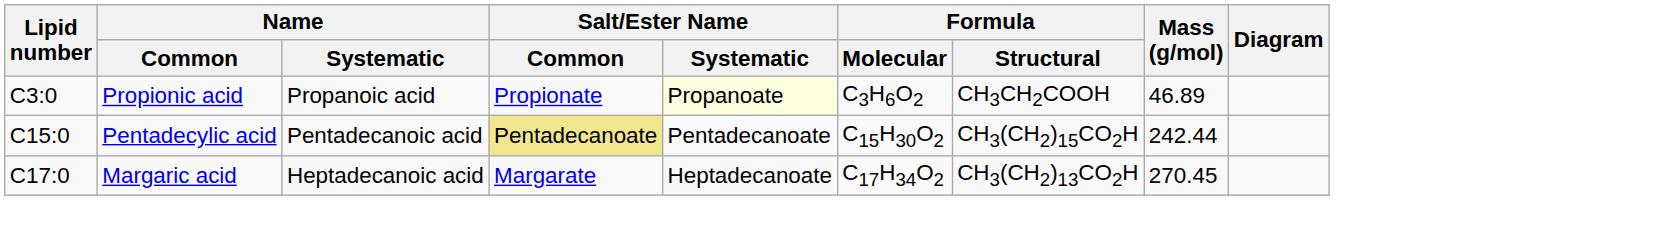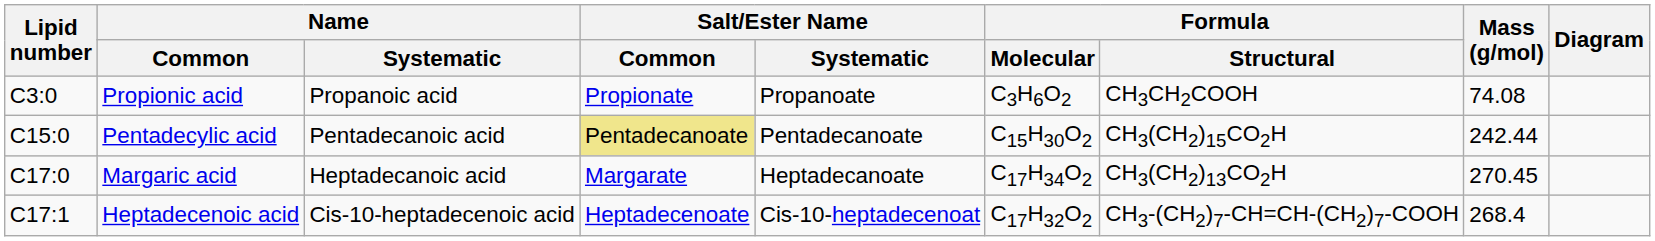(725, 95) lightyellow background -> (818, 95) no background
(1177, 95) 46.89 -> (1497, 95) 74.08
+ row: (201, 215)
